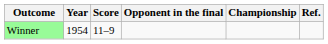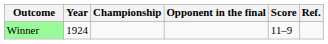columns swapped: (262, 13) <-> (106, 13)
(77, 30) 1954 -> (77, 30) 1924
